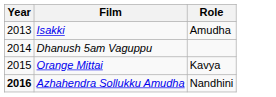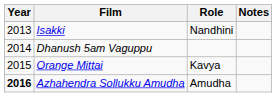+ column: (254, 13)
(210, 30) Amudha -> (212, 30) Nandhini
(212, 83) Nandhini -> (210, 83) Amudha
